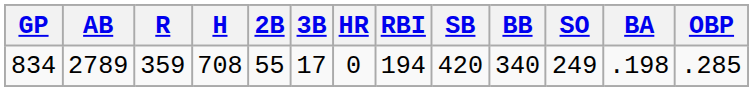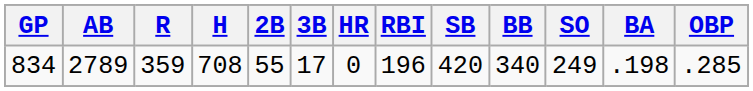(403, 66) 194 -> (403, 66) 196
